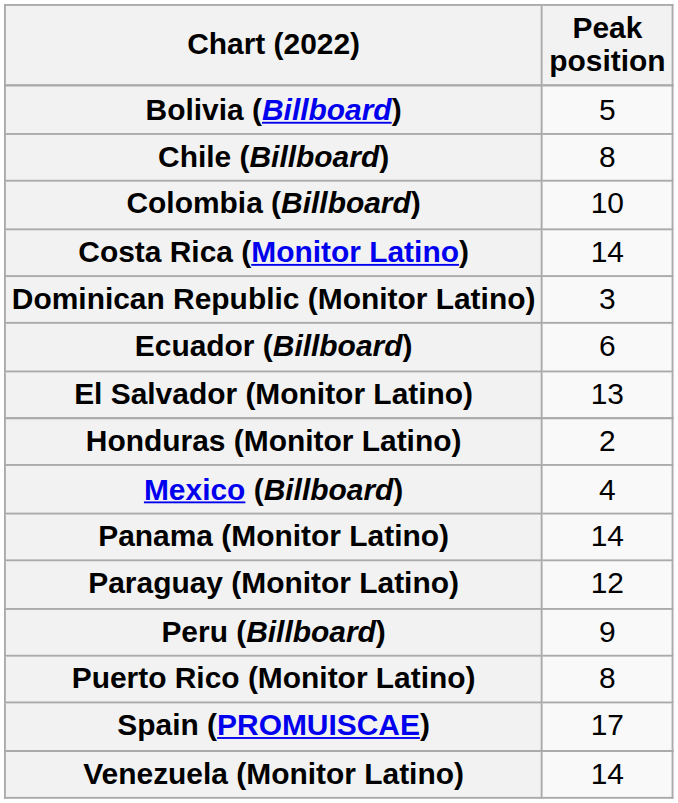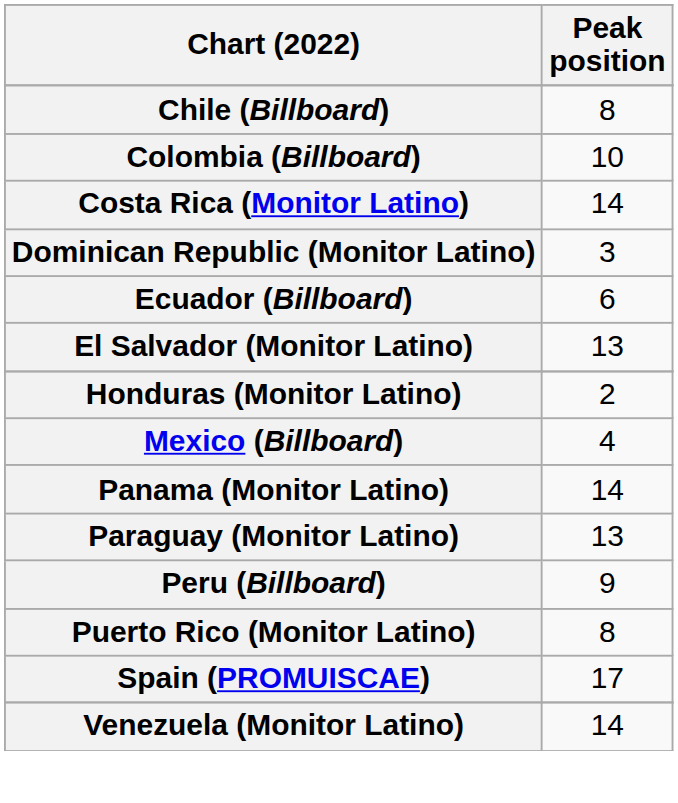- row: (274, 109)
(607, 583) 12 -> (607, 536) 13
